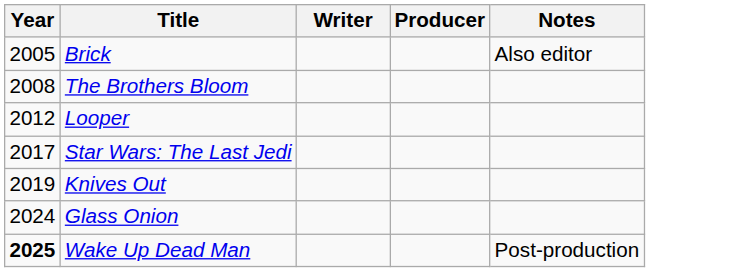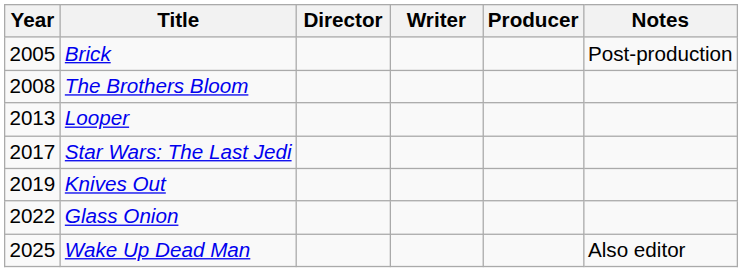+ column: (343, 20)
(543, 53) Also editor -> (660, 53) Post-production
(32, 119) 2012 -> (32, 119) 2013
(32, 217) 2024 -> (32, 217) 2022
(32, 250) bold -> (32, 250) normal
(567, 250) Post-production -> (637, 250) Also editor
